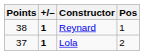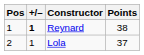columns swapped: (128, 12) <-> (21, 12)
(44, 43) bold -> (32, 43) normal
